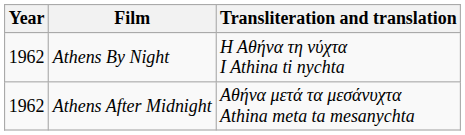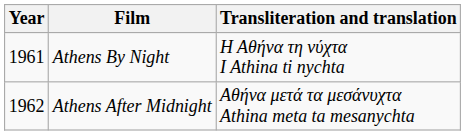(27, 57) 1962 -> (27, 57) 1961
